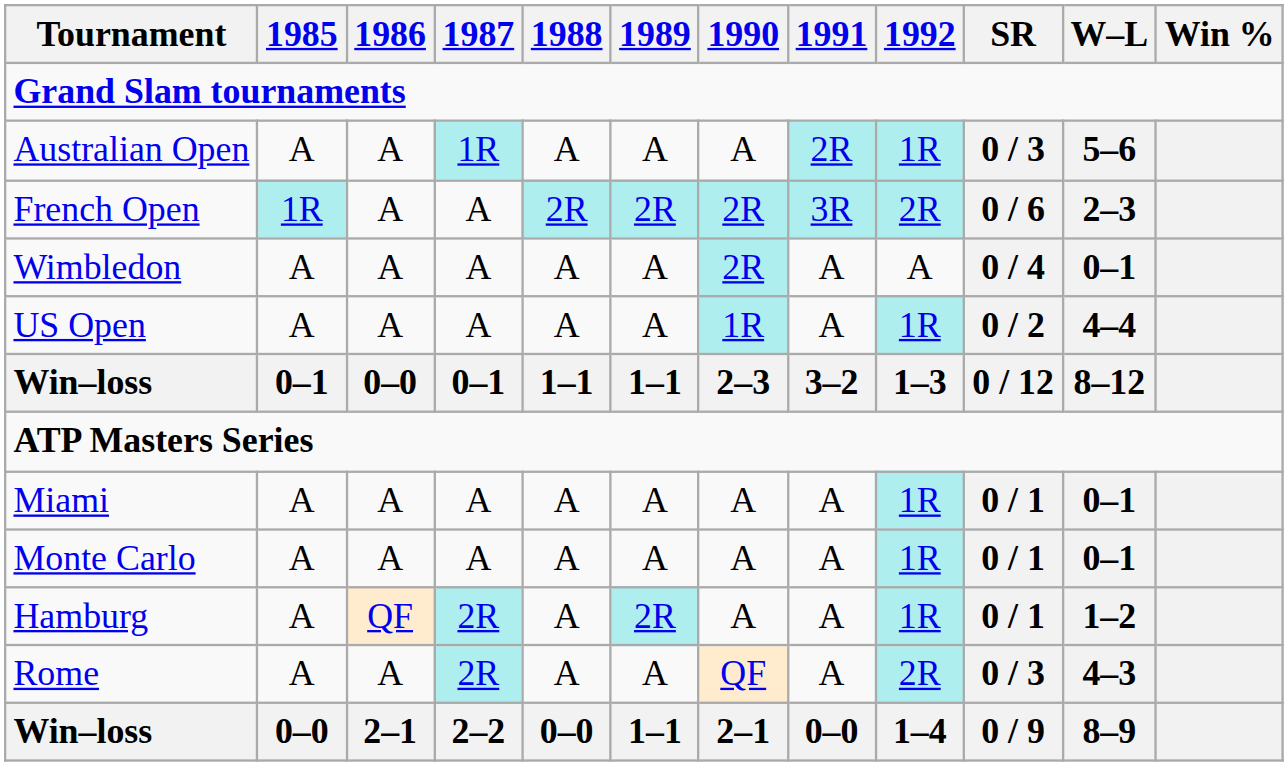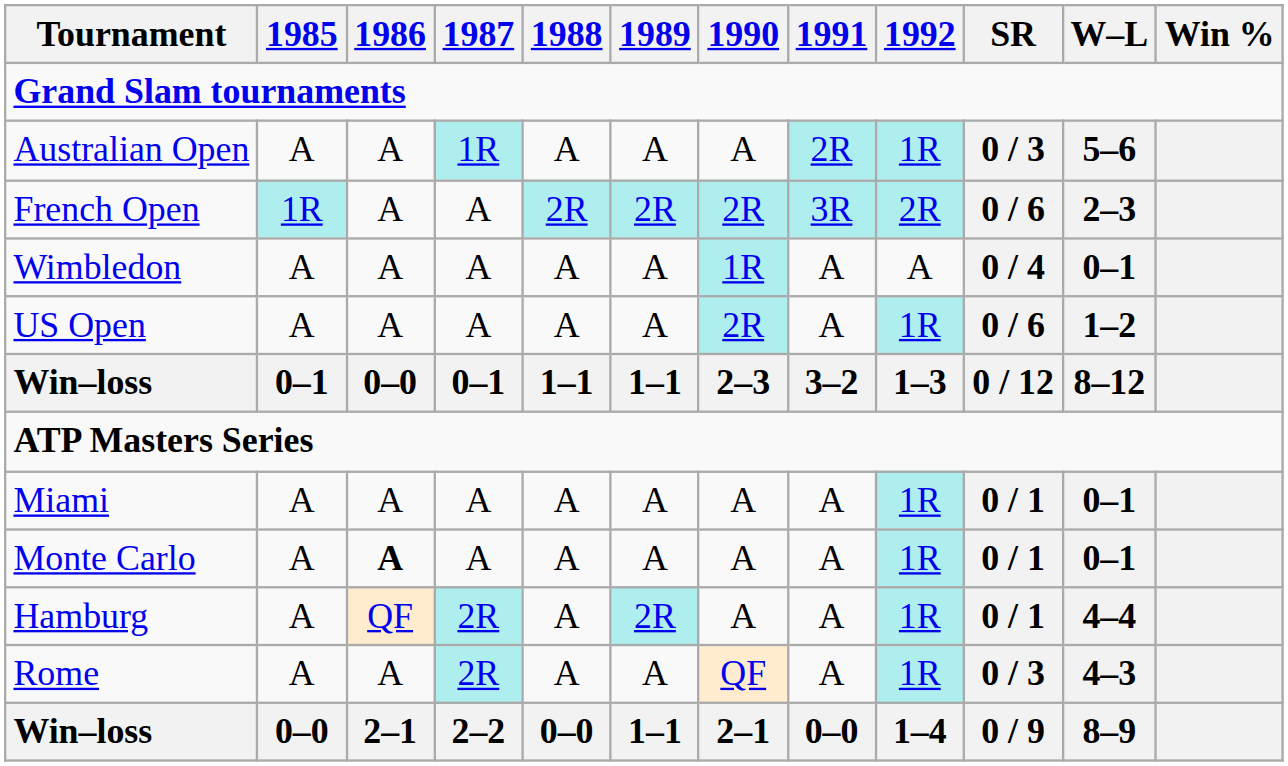(743, 265) 2R -> (743, 265) 1R
(743, 324) 1R -> (743, 324) 2R
(1013, 324) 0 / 2 -> (1013, 324) 0 / 6
(1109, 324) 4–4 -> (1109, 324) 1–2
(390, 556) normal -> (390, 556) bold
(1109, 614) 1–2 -> (1109, 614) 4–4
(920, 673) 2R -> (920, 673) 1R
